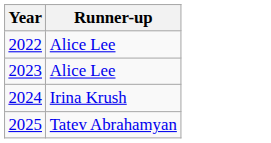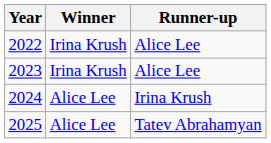+ column: (88, 17)
